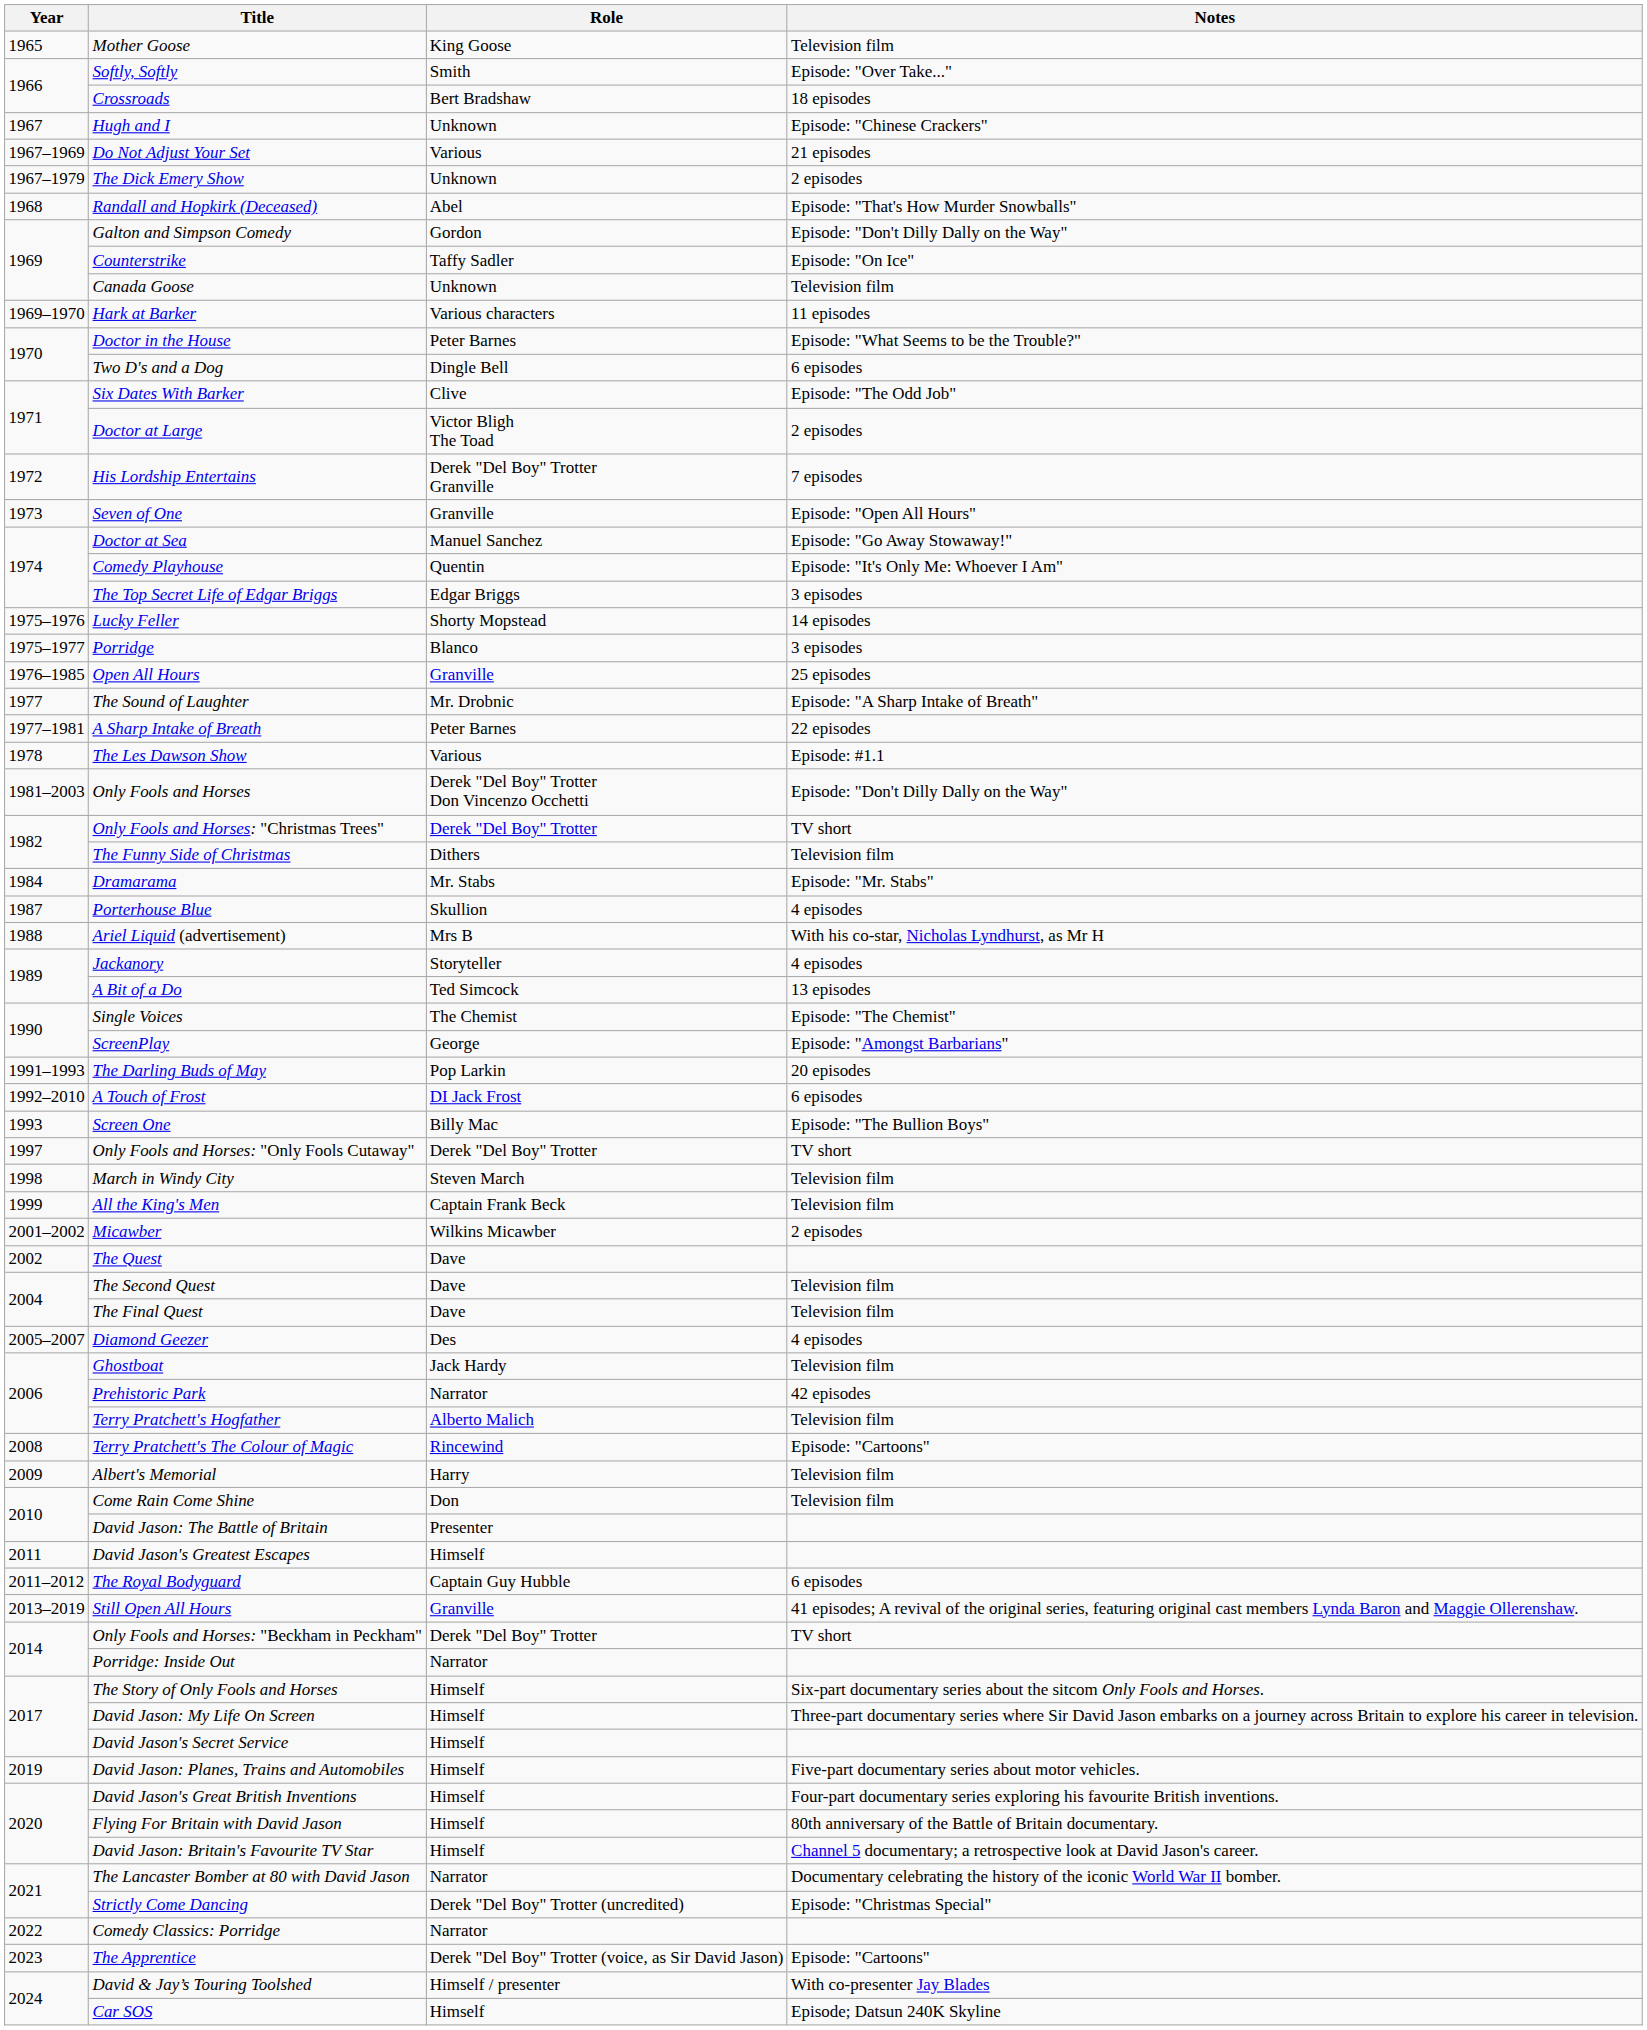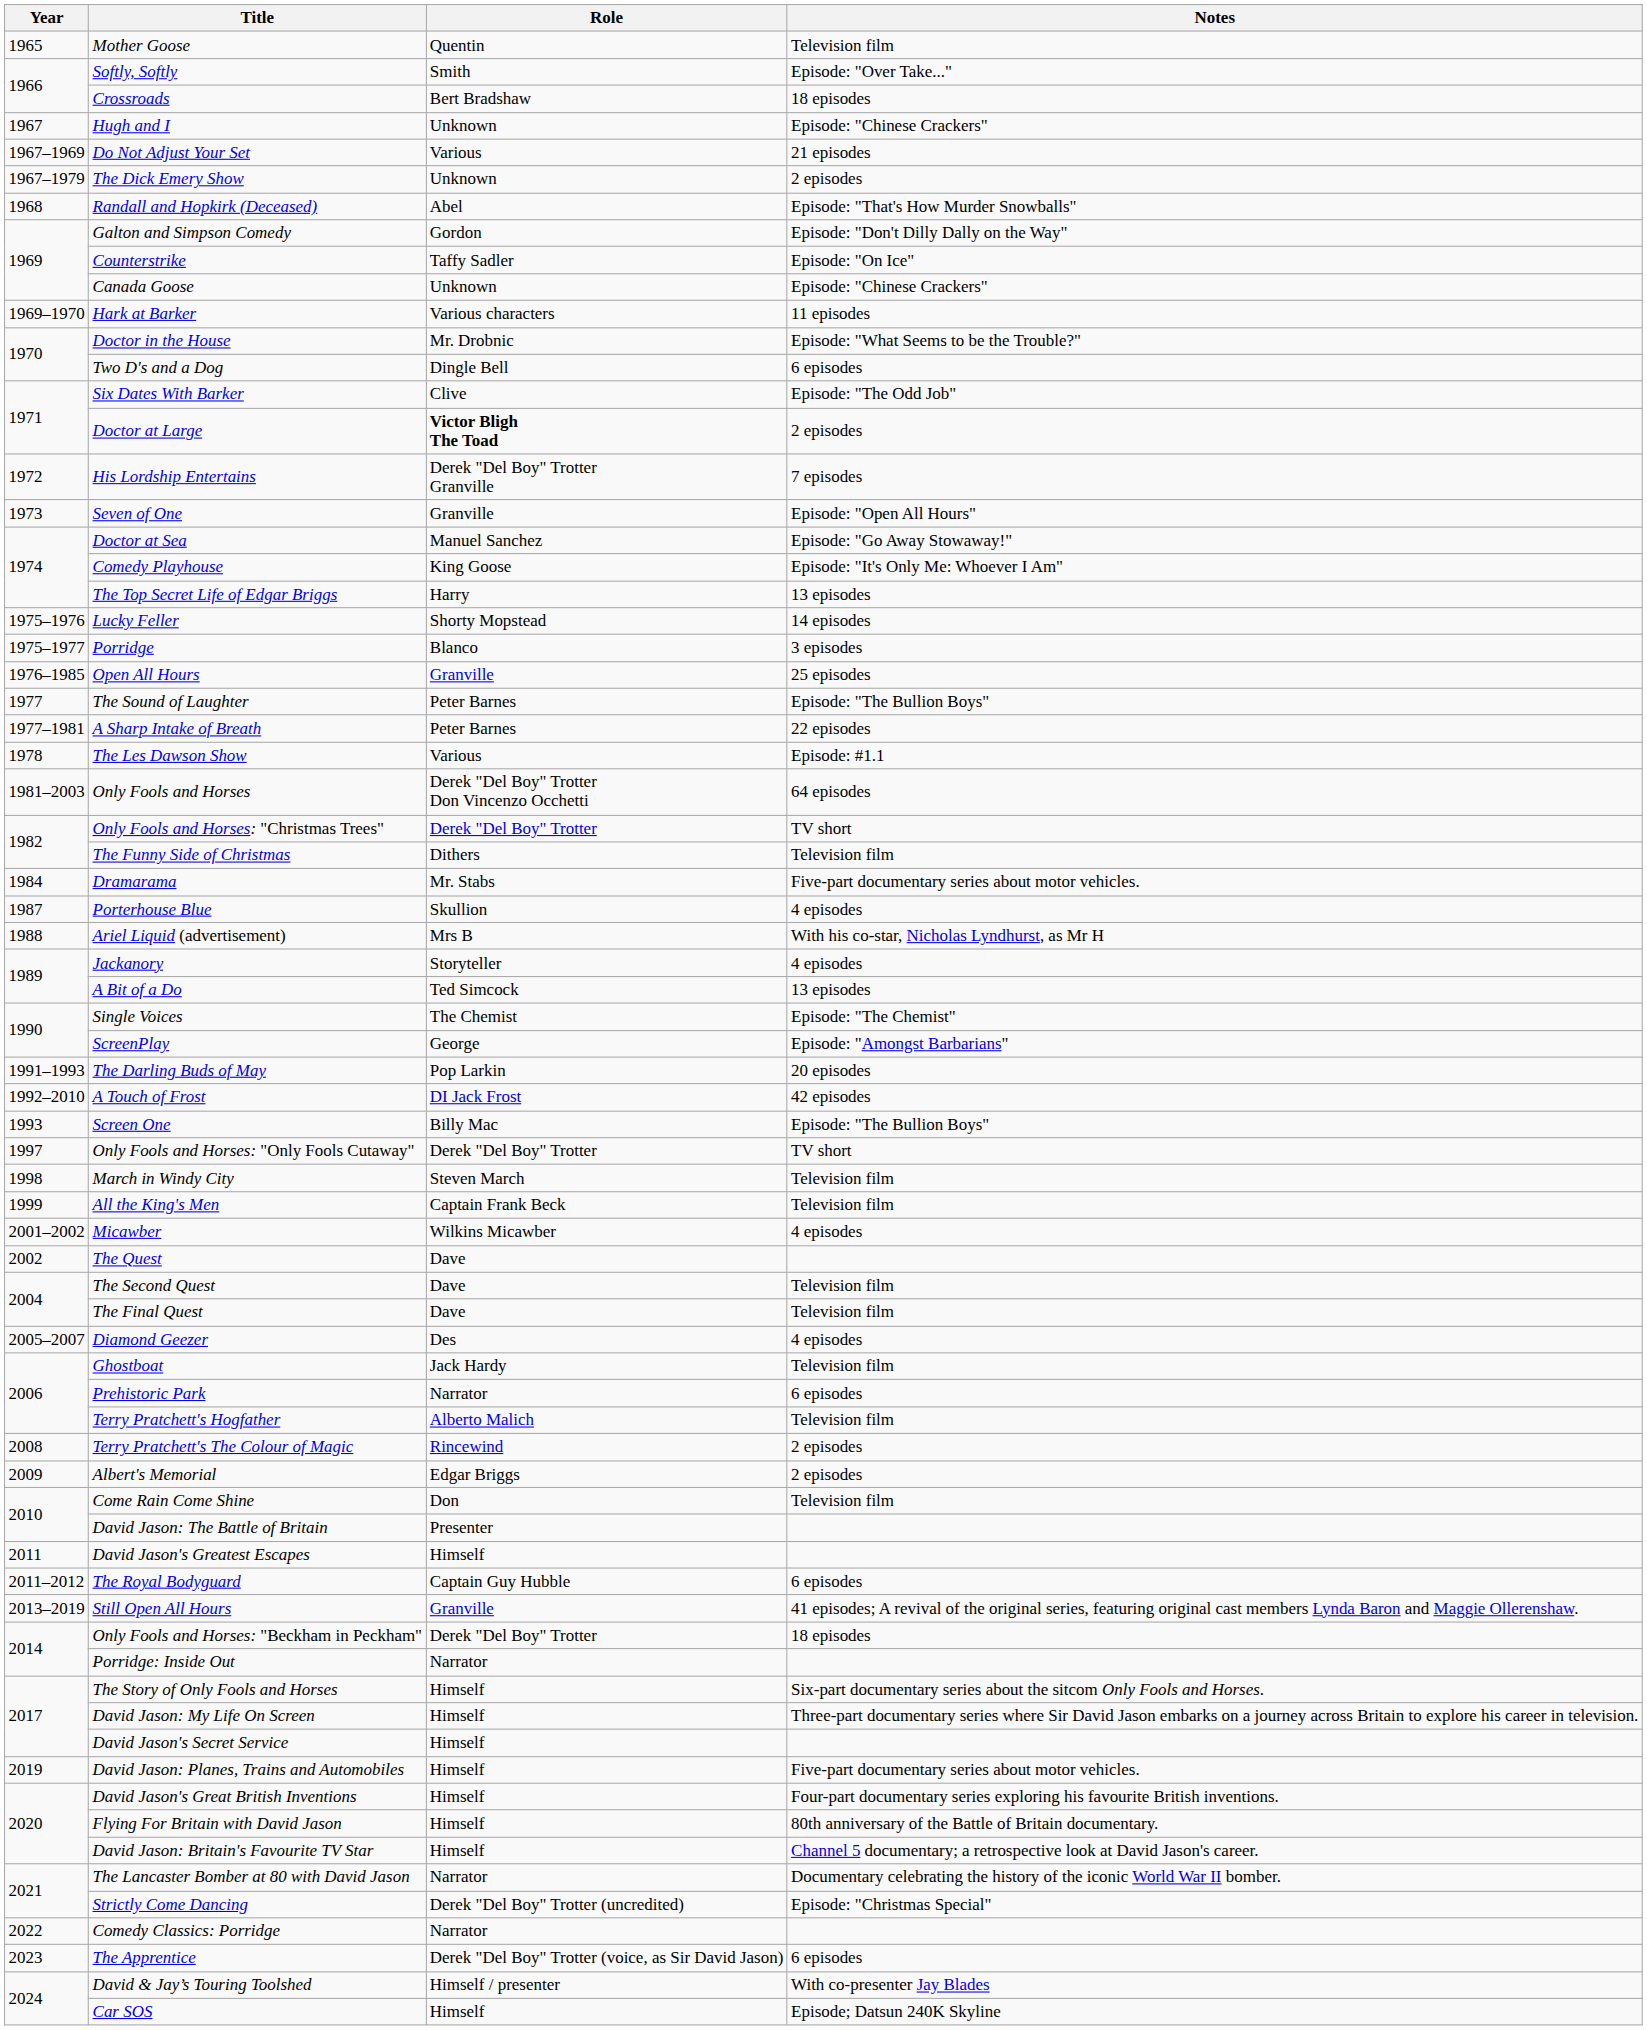(471, 44) King Goose -> (457, 44) Quentin
(843, 286) Television film -> (889, 286) Episode: "Chinese Crackers"
(473, 340) Peter Barnes -> (472, 340) Mr. Drobnic
(472, 430) normal -> (474, 430) bold
(457, 567) Quentin -> (471, 567) King Goose
(475, 594) Edgar Briggs -> (450, 594) Harry
(827, 594) 3 episodes -> (831, 594) 13 episodes
(472, 701) Mr. Drobnic -> (473, 701) Peter Barnes
(915, 701) Episode: "A Sharp Intake of Breath" -> (890, 701) Episode: "The Bullion Boys"
(929, 791) Episode: "Don't Dilly Dally on the Way" -> (831, 791) 64 episodes
(862, 882) Episode: "Mr. Stabs" -> (965, 882) Five-part documentary series about motor vehicles.
(827, 1097) 6 episodes -> (831, 1097) 42 episodes
(827, 1231) 2 episodes -> (827, 1231) 4 episodes
(831, 1393) 42 episodes -> (827, 1393) 6 episodes
(860, 1446) Episode: "Cartoons" -> (827, 1446) 2 episodes
(450, 1473) Harry -> (475, 1473) Edgar Briggs
(843, 1473) Television film -> (827, 1473) 2 episodes
(821, 1635) TV short -> (831, 1635) 18 episodes
(860, 1958) Episode: "Cartoons" -> (827, 1958) 6 episodes
